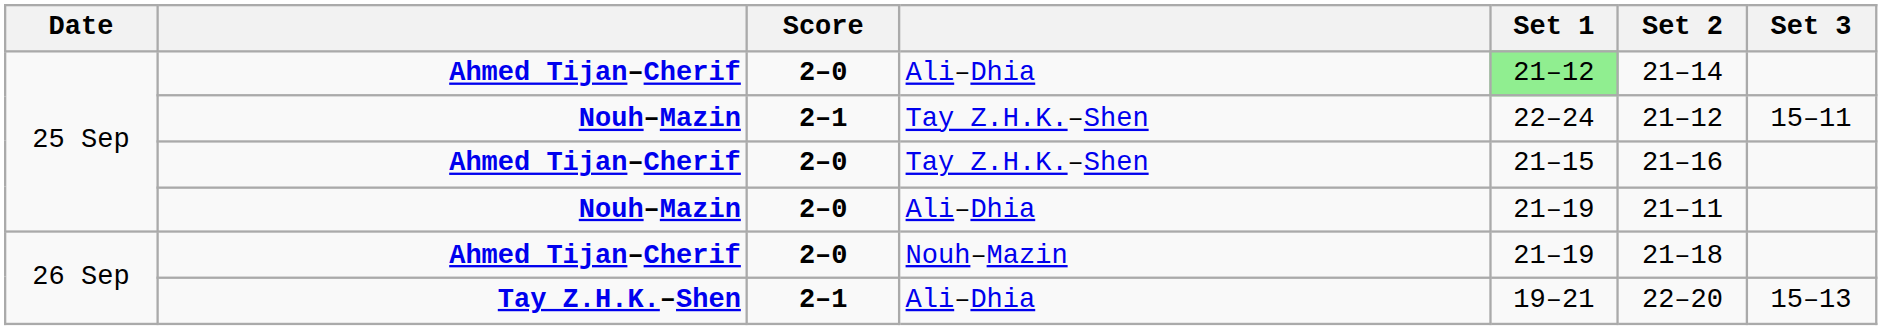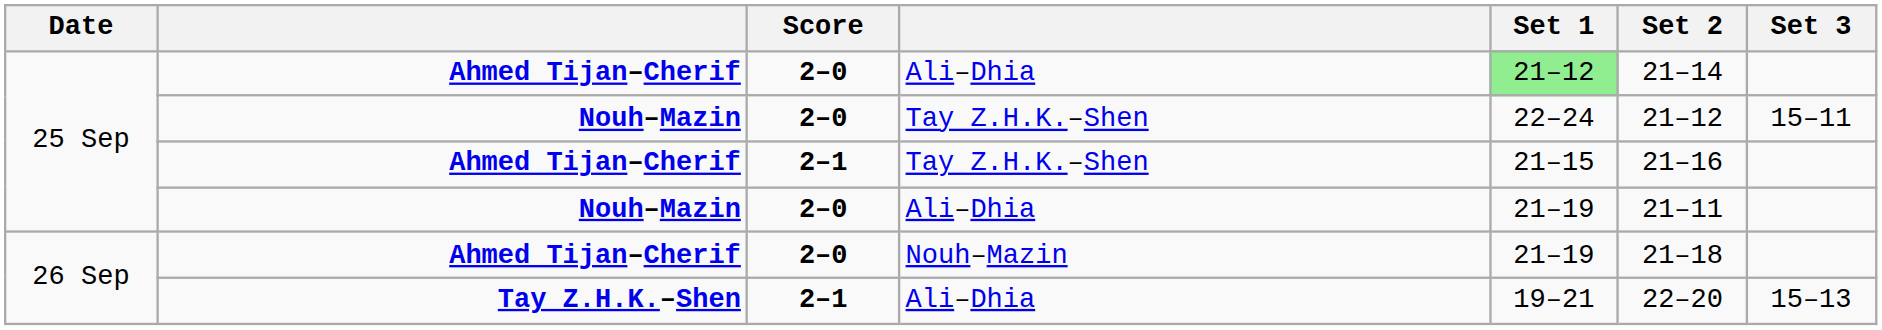(823, 118) 2–1 -> (823, 118) 2–0
(823, 164) 2–0 -> (823, 164) 2–1
